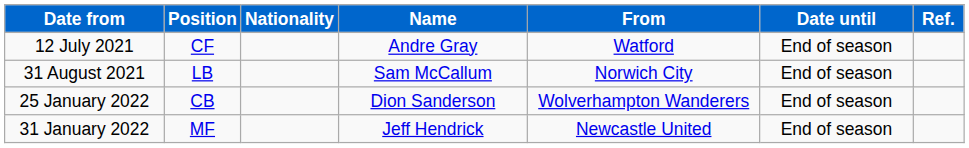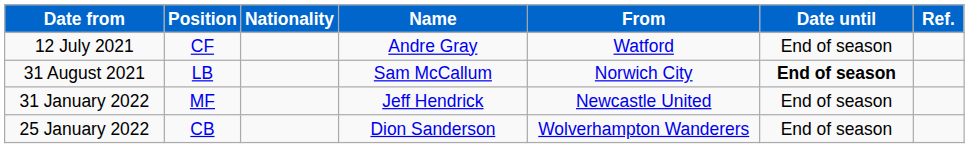(836, 74) normal -> (836, 74) bold
rows swapped: (84, 101) <-> (84, 129)
